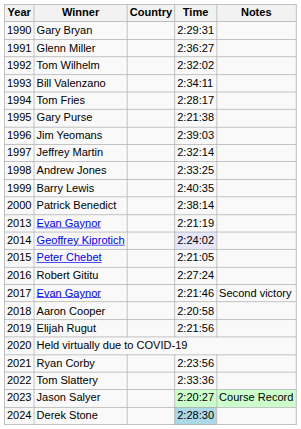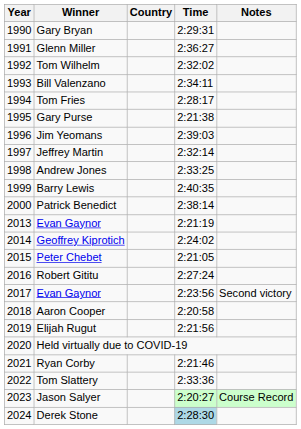(196, 240) lavender background -> (196, 240) no background
(196, 293) 2:21:46 -> (196, 293) 2:23:56
(196, 363) 2:23:56 -> (196, 363) 2:21:46
